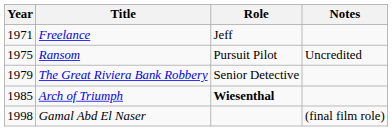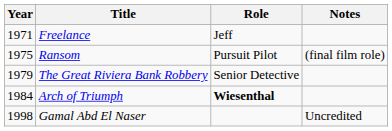(333, 55) Uncredited -> (345, 55) (final film role)
(20, 95) 1985 -> (20, 95) 1984
(345, 116) (final film role) -> (333, 116) Uncredited
